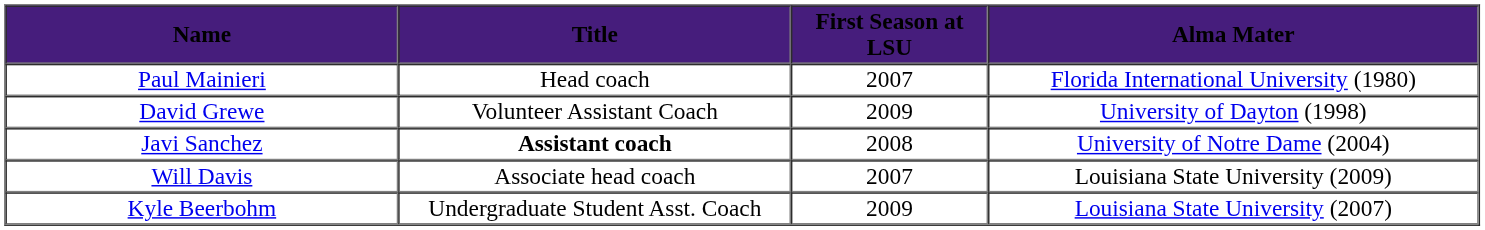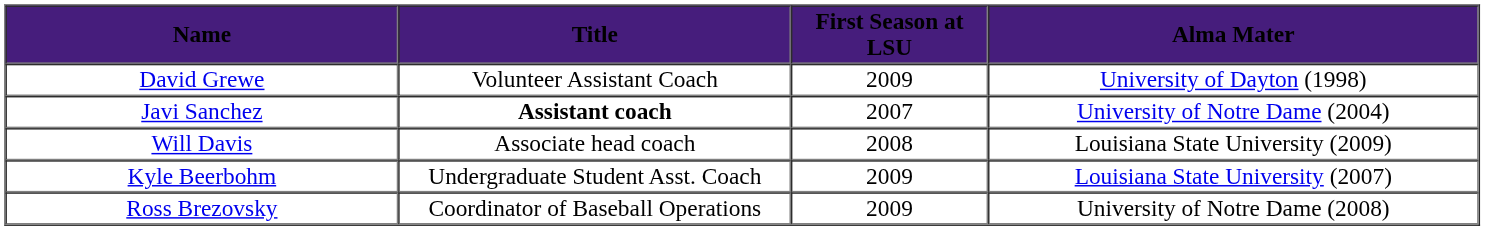- row: (202, 79)
(889, 143) 2008 -> (889, 111) 2007
(889, 176) 2007 -> (889, 143) 2008
+ row: (202, 208)
